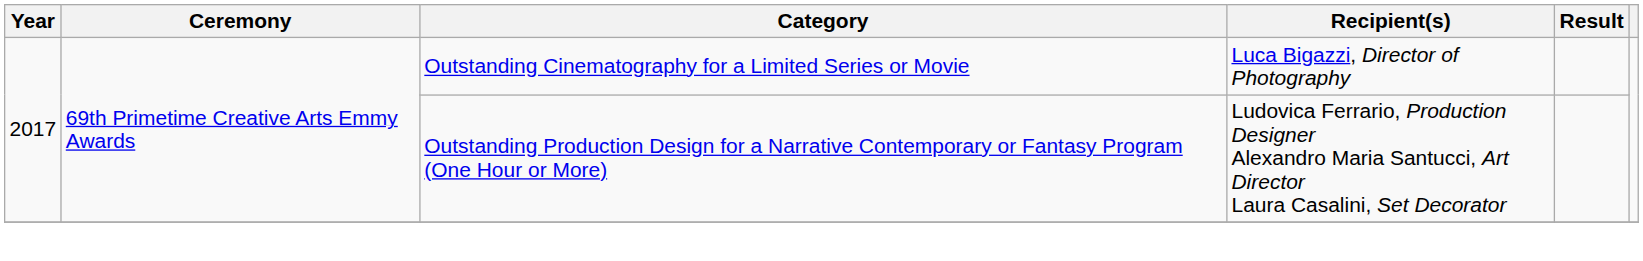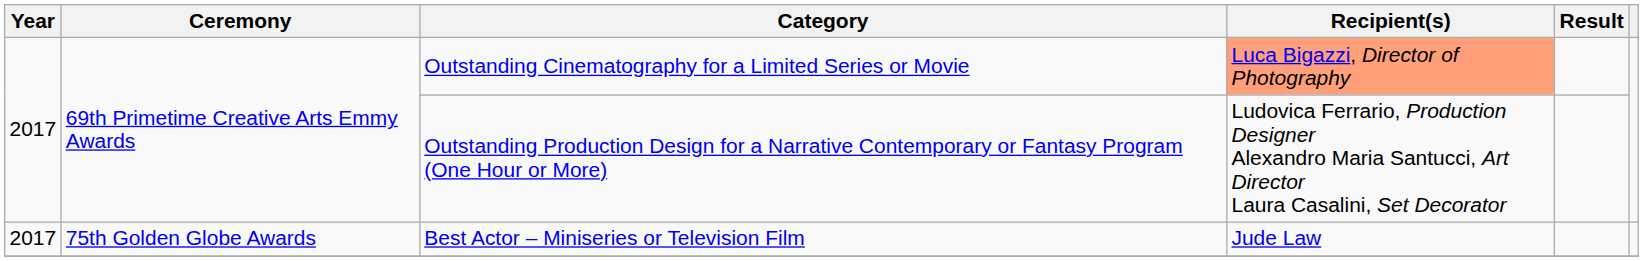(1345, 66) no background -> (1345, 66) lightsalmon background
+ row: (615, 238)
